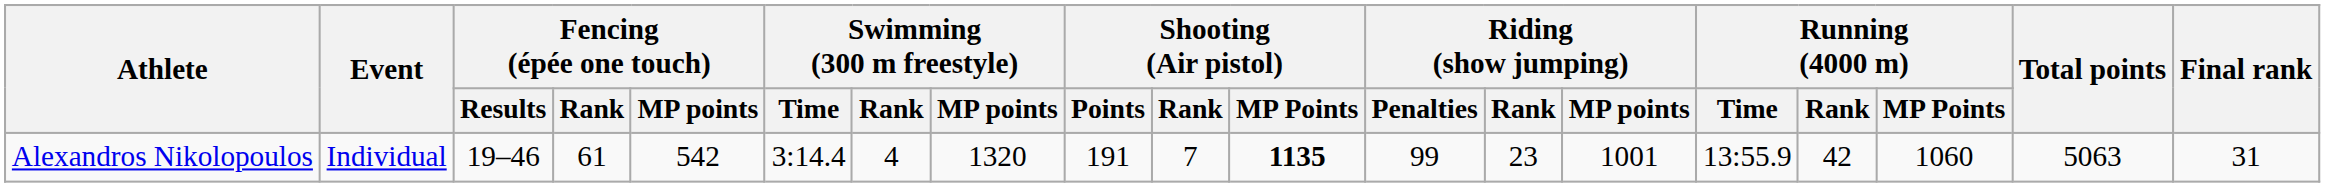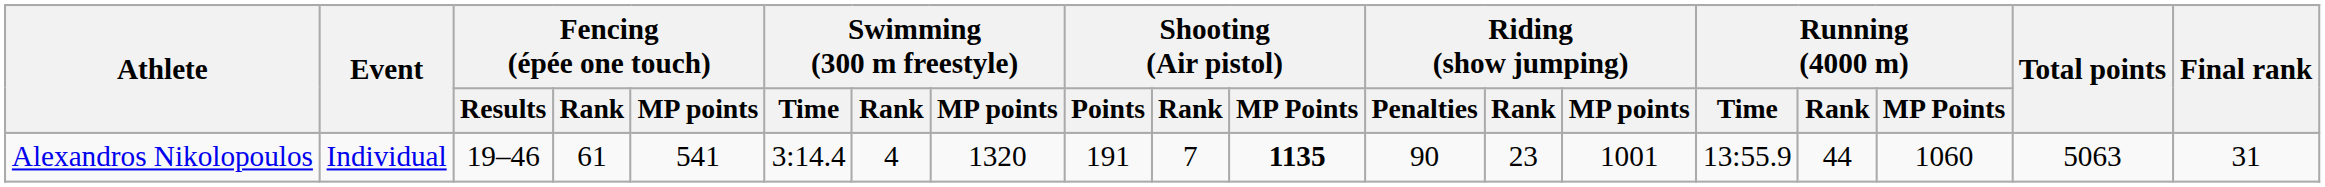(698, 157) 542 -> (698, 157) 541
(1425, 157) 99 -> (1425, 157) 90
(1837, 157) 42 -> (1837, 157) 44
